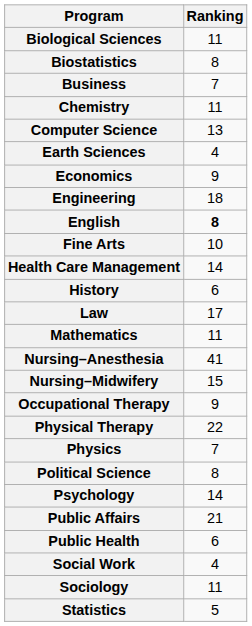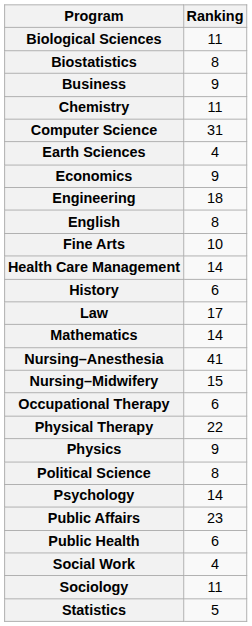(215, 84) 7 -> (215, 84) 9
(215, 130) 13 -> (215, 130) 31
(215, 221) bold -> (215, 221) normal
(215, 336) 11 -> (215, 336) 14
(215, 404) 9 -> (215, 404) 6
(215, 450) 7 -> (215, 450) 9
(215, 518) 21 -> (215, 518) 23
